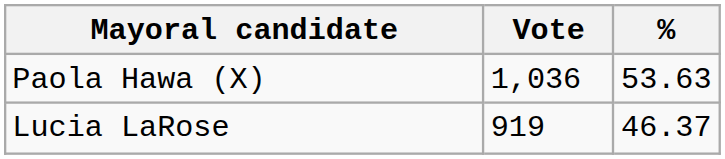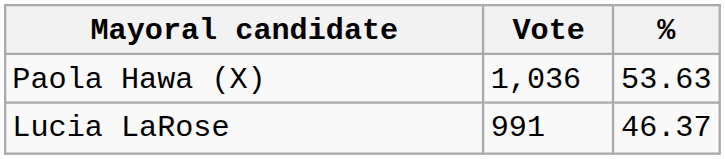(518, 128) 919 -> (518, 128) 991
